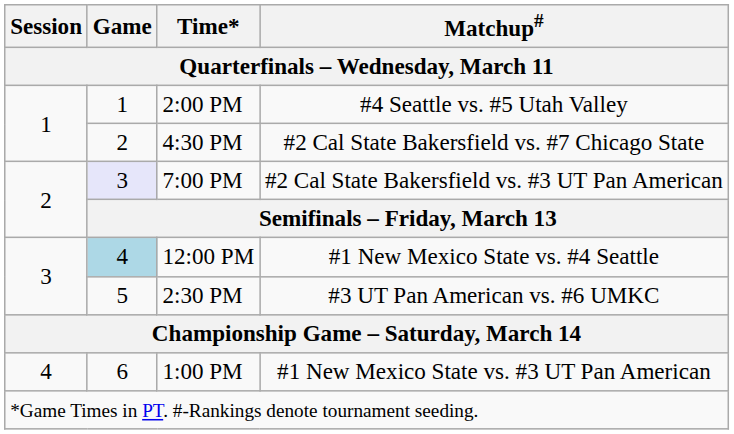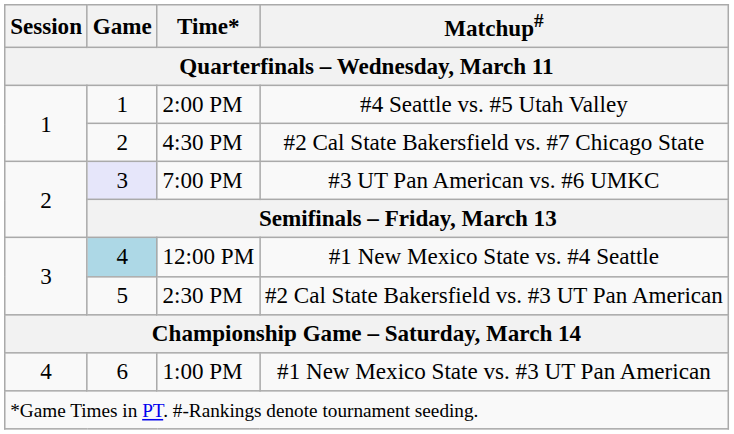(494, 180) #2 Cal State Bakersfield vs. #3 UT Pan American -> (494, 180) #3 UT Pan American vs. #6 UMKC
(494, 295) #3 UT Pan American vs. #6 UMKC -> (494, 295) #2 Cal State Bakersfield vs. #3 UT Pan American
